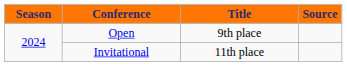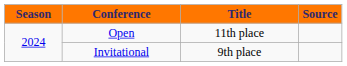(239, 33) 9th place -> (239, 33) 11th place
(239, 52) 11th place -> (239, 52) 9th place
